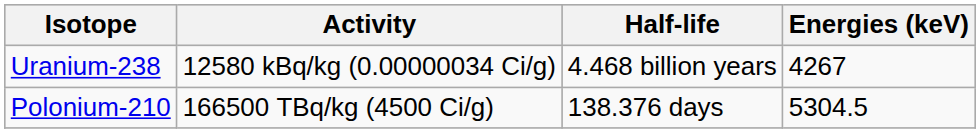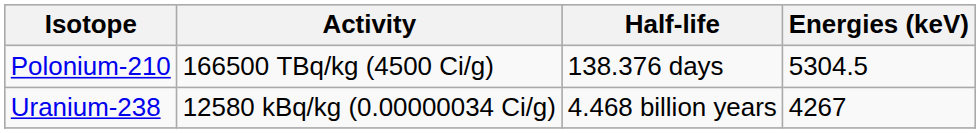rows swapped: (91, 107) <-> (86, 66)
